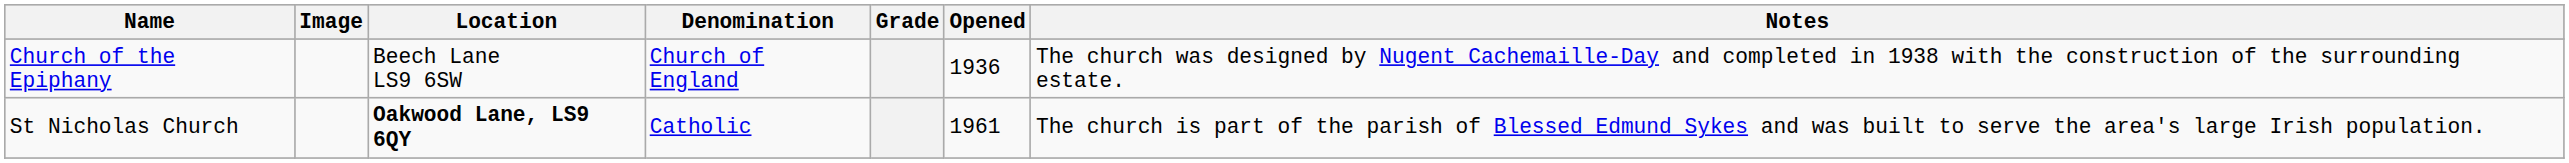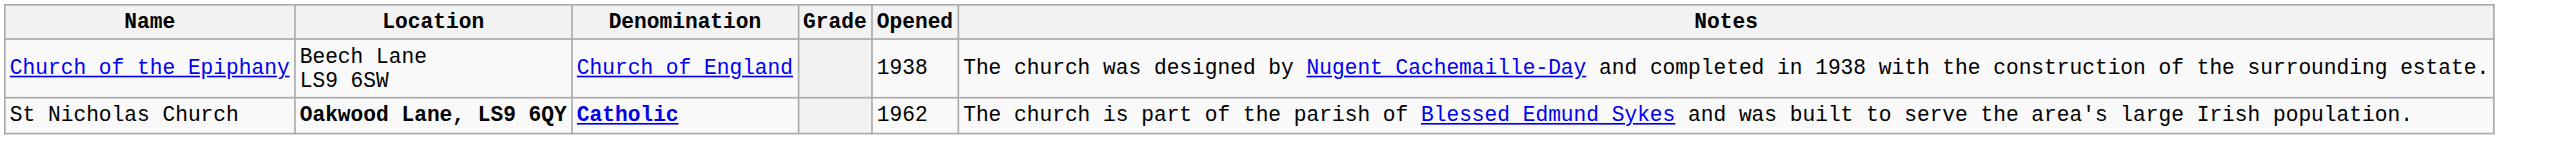- column: (331, 22)
(975, 69) 1936 -> (902, 69) 1938
(701, 128) normal -> (628, 116) bold
(975, 128) 1961 -> (902, 116) 1962
